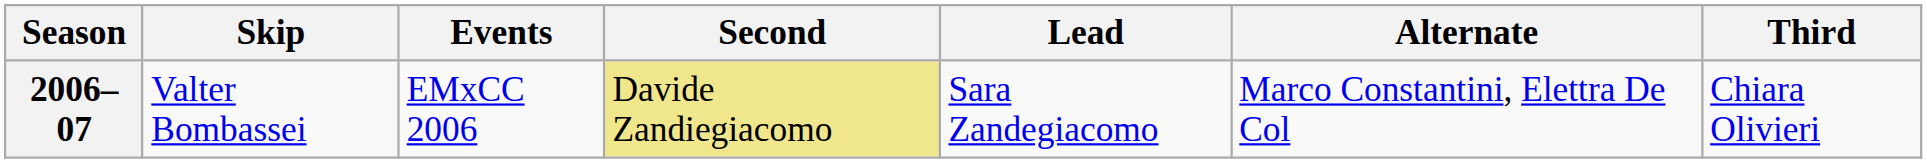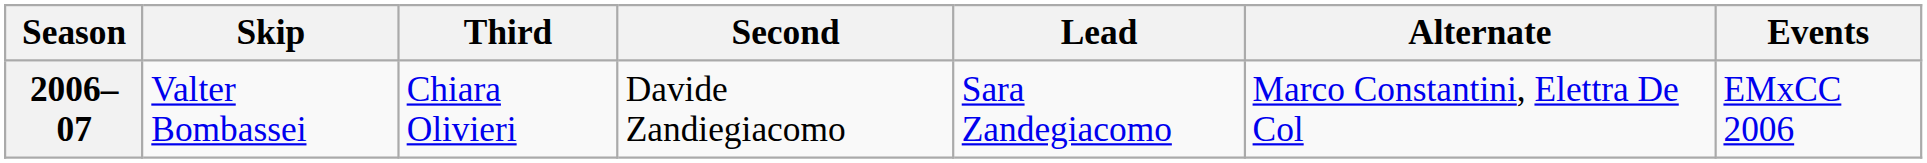columns swapped: (1812, 32) <-> (501, 32)
(722, 108) khaki background -> (736, 108) no background
